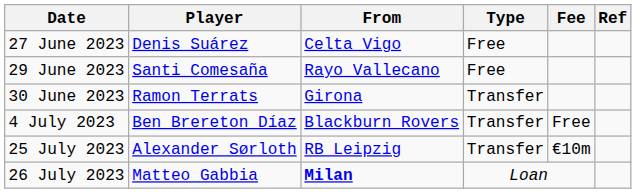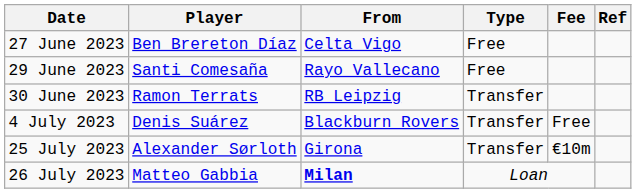(190, 44) Denis Suárez -> (214, 44) Ben Brereton Díaz
(333, 97) Girona -> (353, 97) RB Leipzig
(214, 123) Ben Brereton Díaz -> (190, 123) Denis Suárez
(353, 149) RB Leipzig -> (333, 149) Girona
